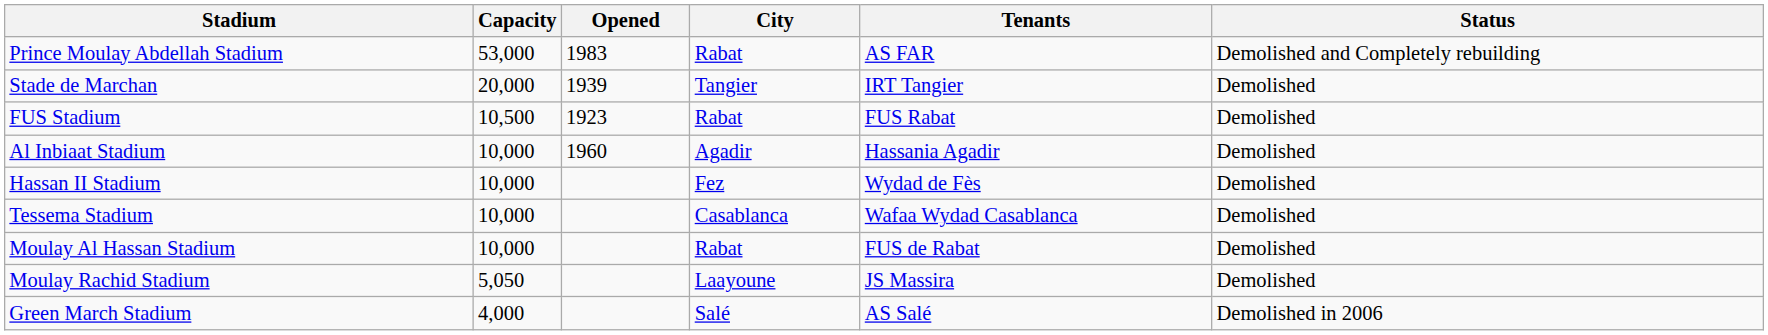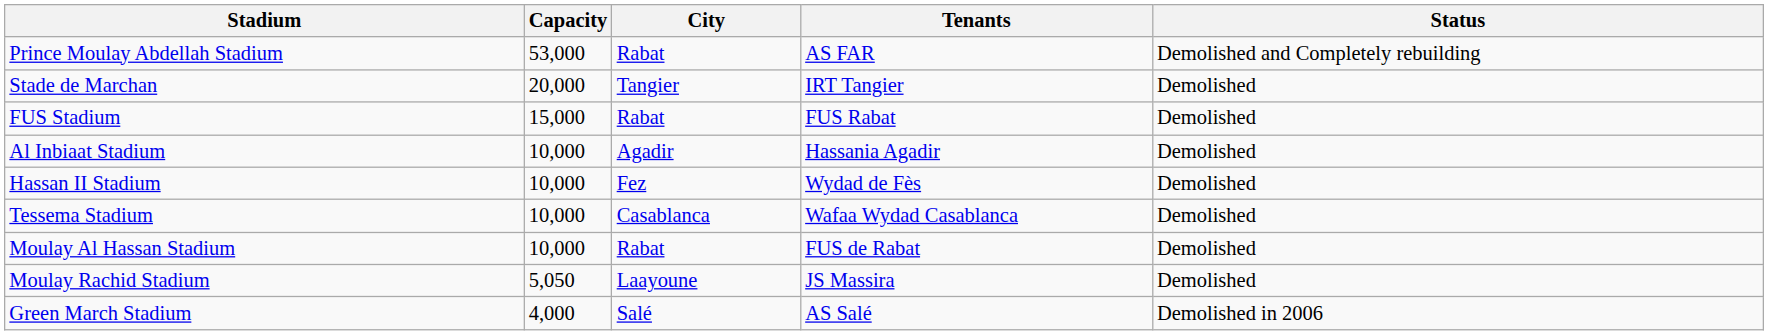- column: (626, 20)
(506, 118) 10,500 -> (557, 118) 15,000
